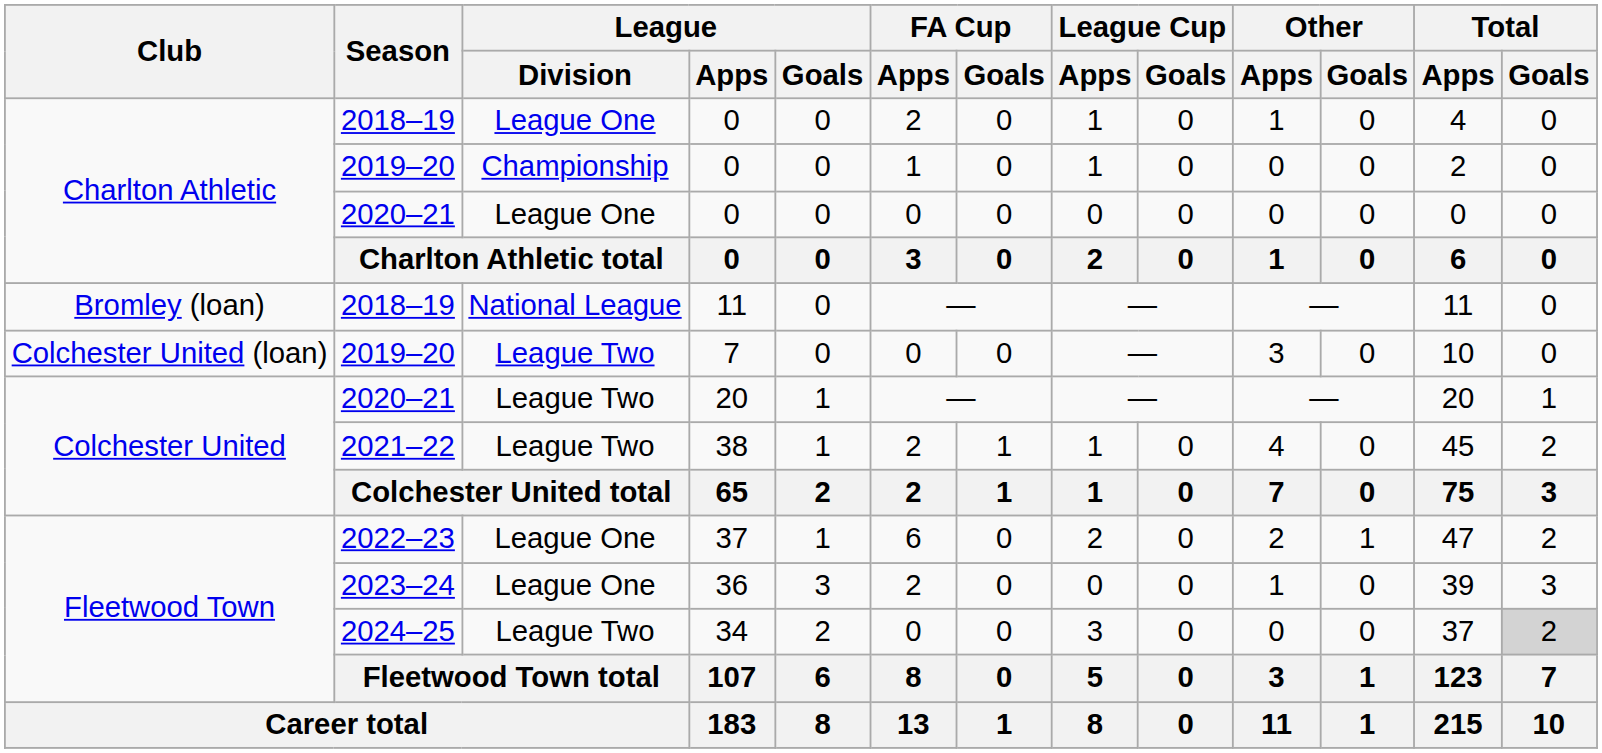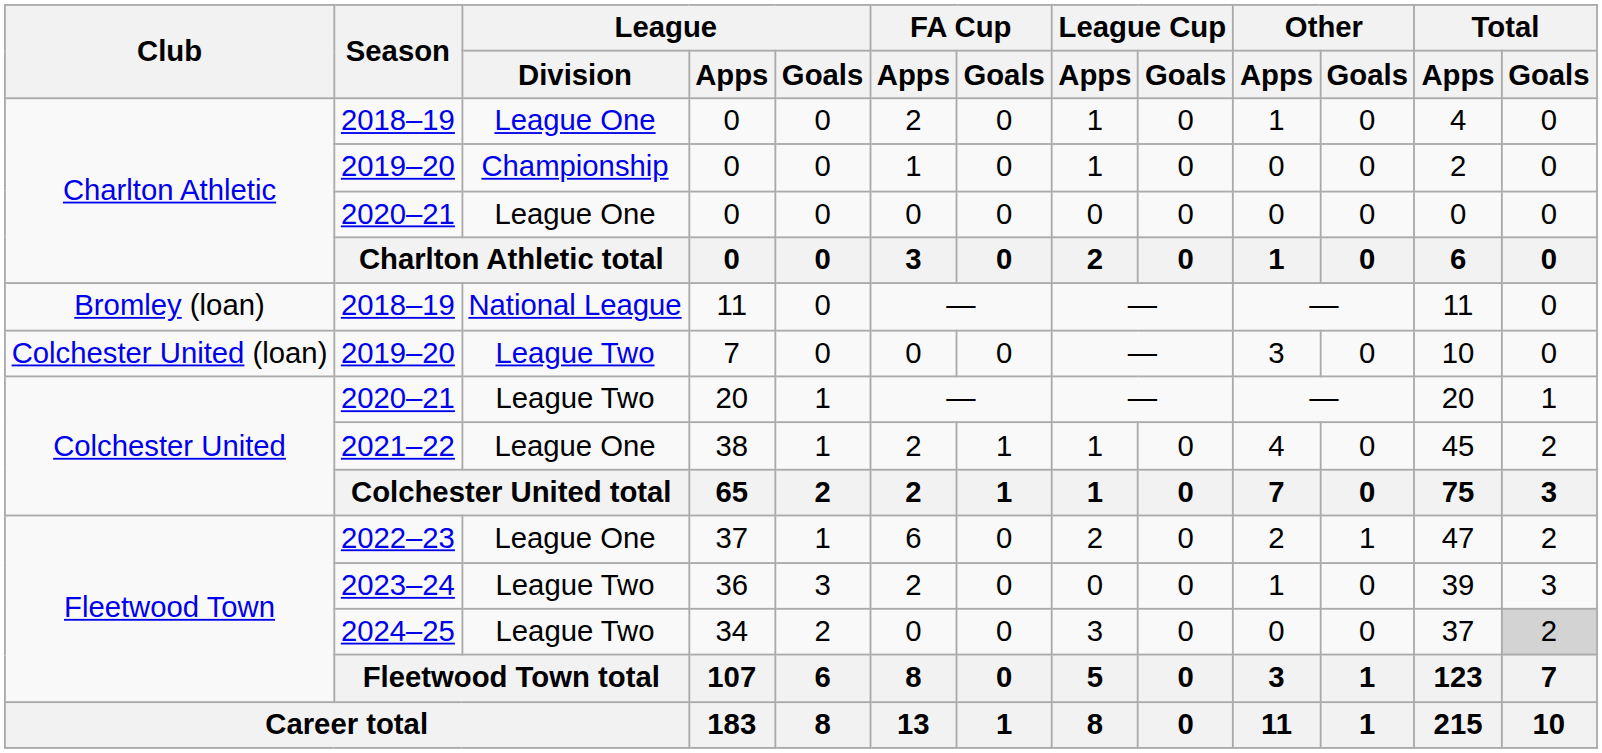(575, 445) League Two -> (575, 445) League One
(575, 584) League One -> (575, 584) League Two
